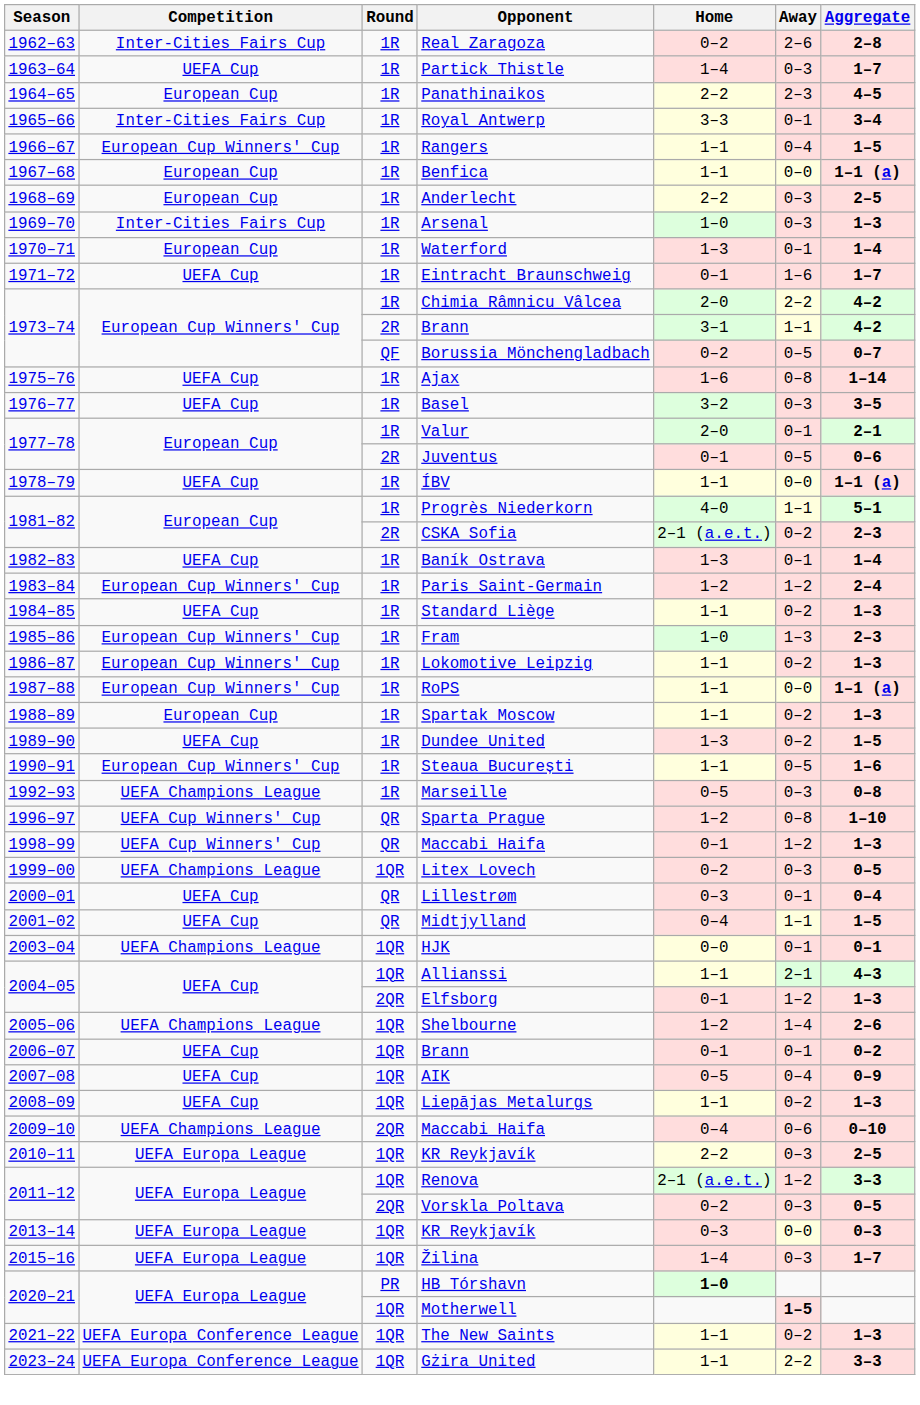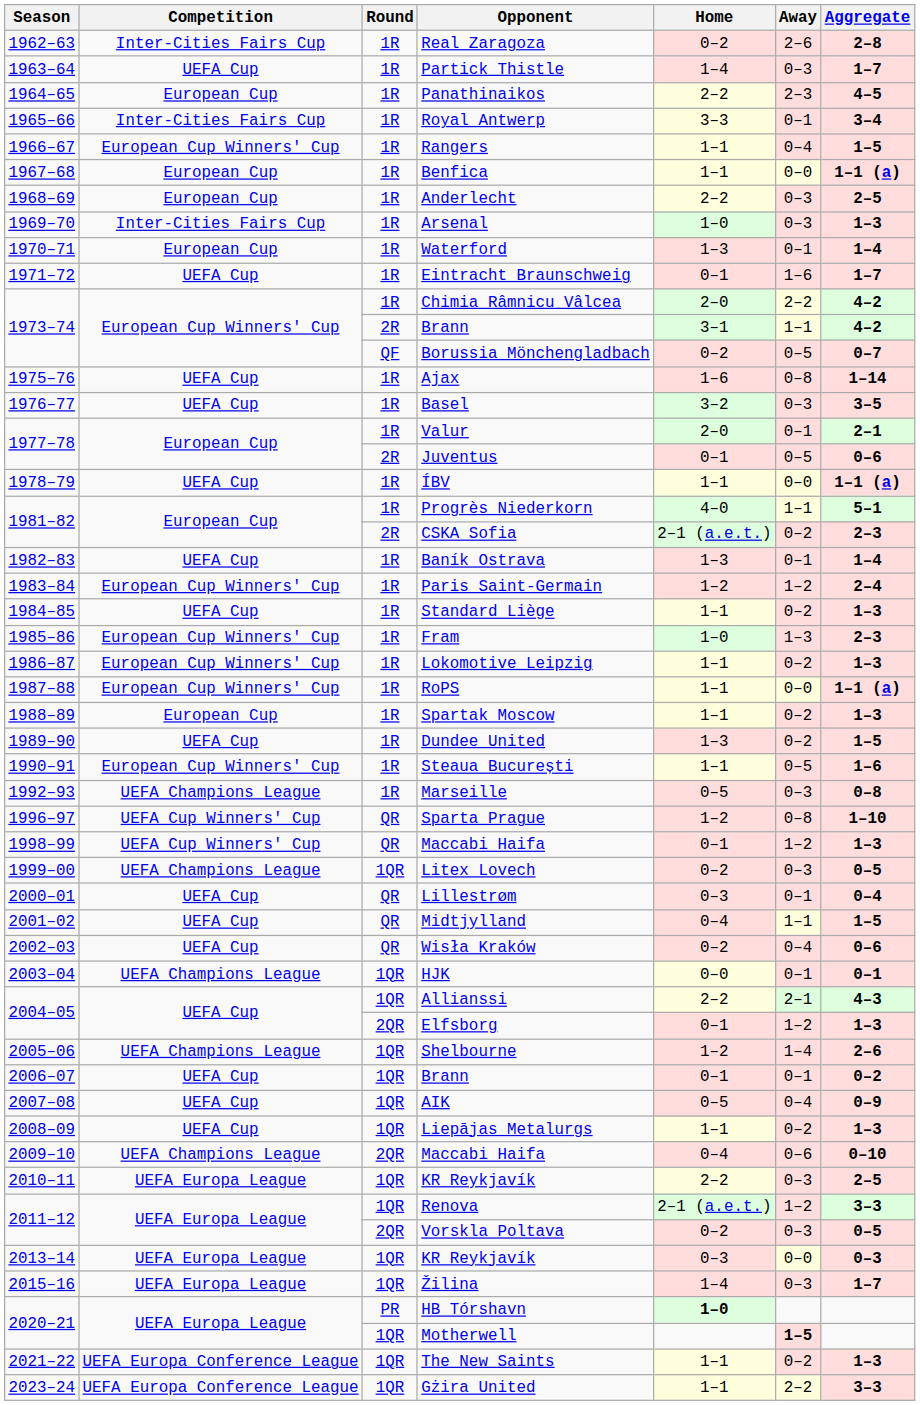+ row: (42, 948)
(714, 974) 1–1 -> (714, 1000) 2–2
